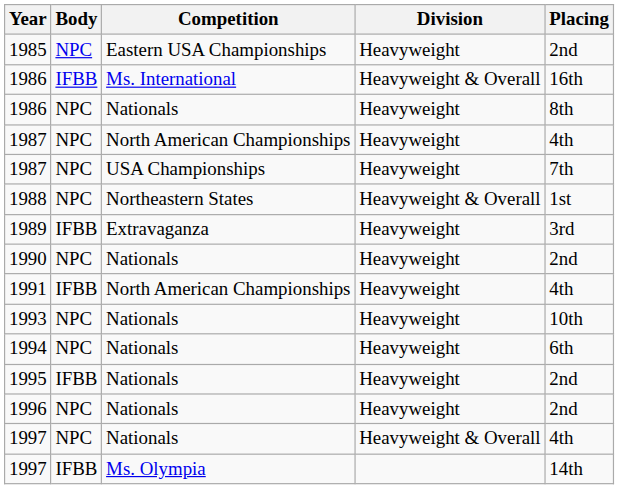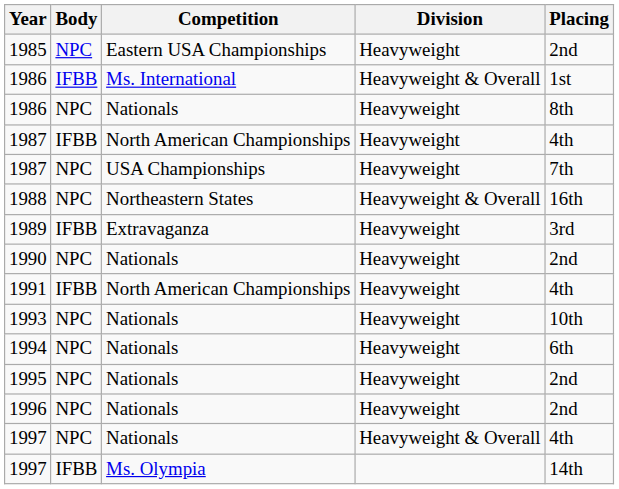(566, 79) 16th -> (560, 79) 1st
(74, 139) NPC -> (76, 139) IFBB
(560, 199) 1st -> (566, 199) 16th
(76, 378) IFBB -> (74, 378) NPC
